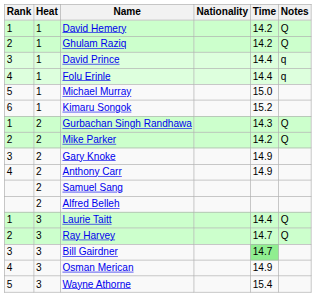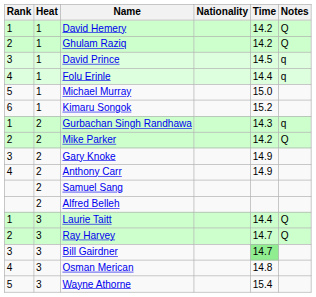(263, 60) 14.4 -> (263, 60) 14.5
(285, 124) Q -> (284, 124) q
(263, 268) 14.9 -> (263, 268) 14.8
